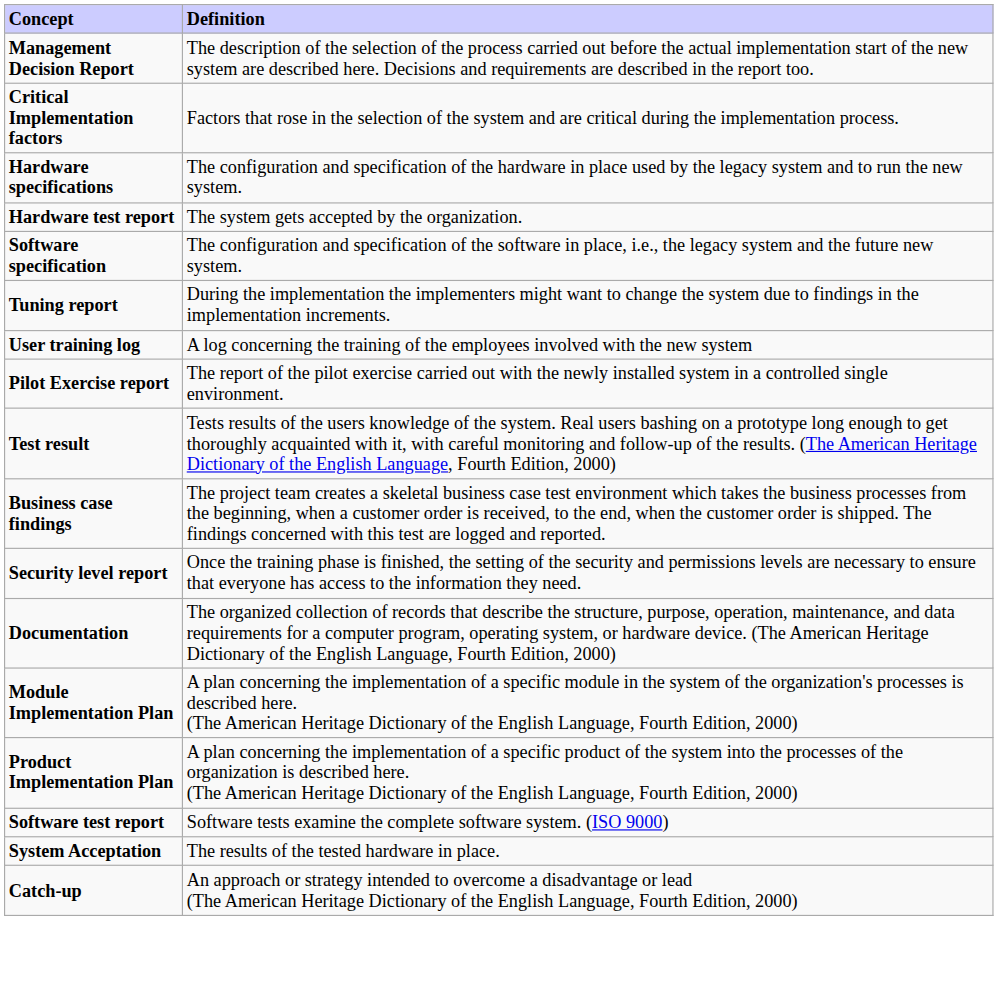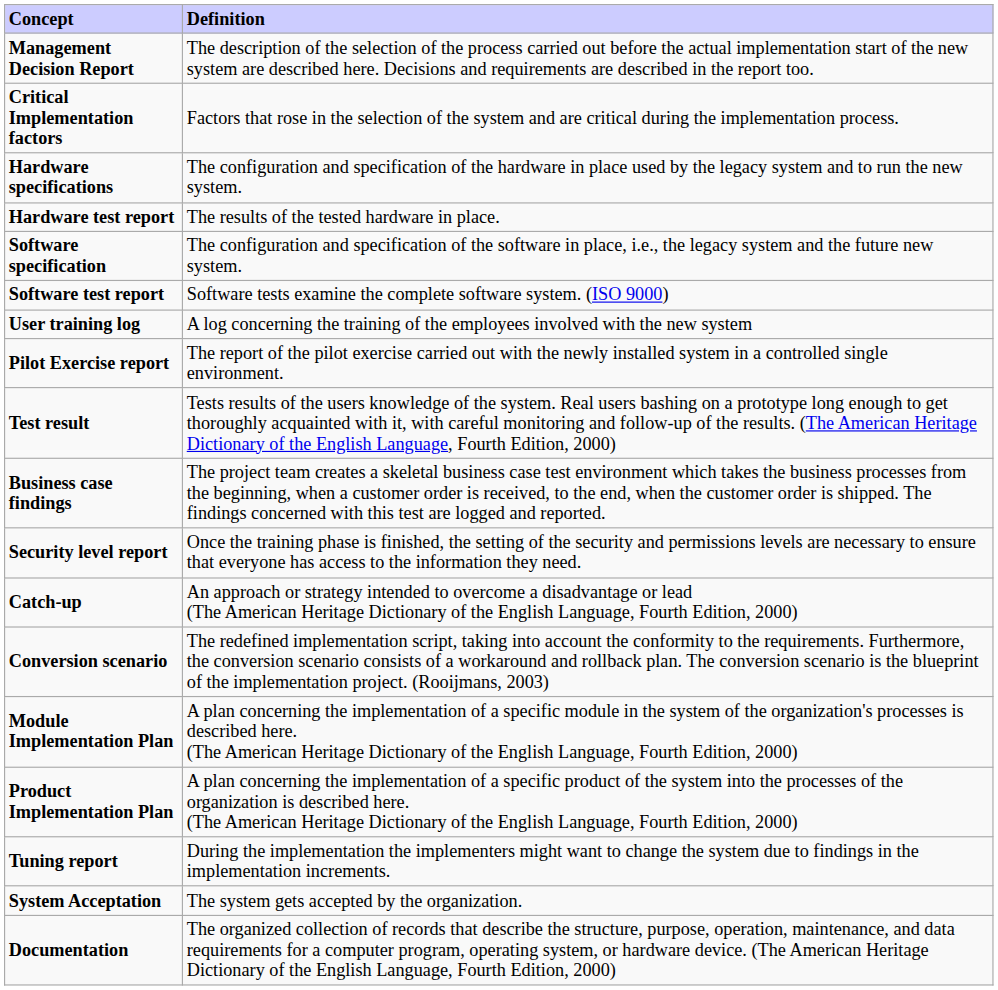(354, 216) The system gets accepted by the organization. -> (343, 216) The results of the tested hardware in place.
rows swapped: (86, 822) <-> (63, 305)
rows swapped: (69, 632) <-> (45, 890)
+ row: (88, 661)
(343, 851) The results of the tested hardware in place. -> (354, 900) The system gets accepted by the organization.
